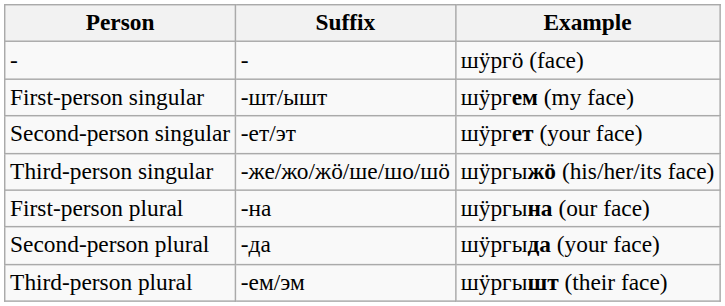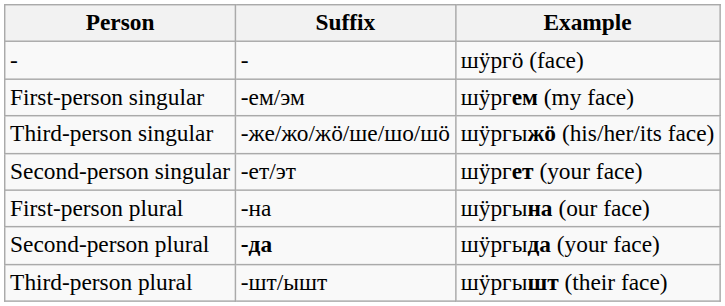(284, 97) -шт/ышт -> (273, 97) -ем/эм
rows swapped: (120, 134) <-> (112, 171)
(256, 245) normal -> (256, 245) bold
(273, 282) -ем/эм -> (284, 282) -шт/ышт
